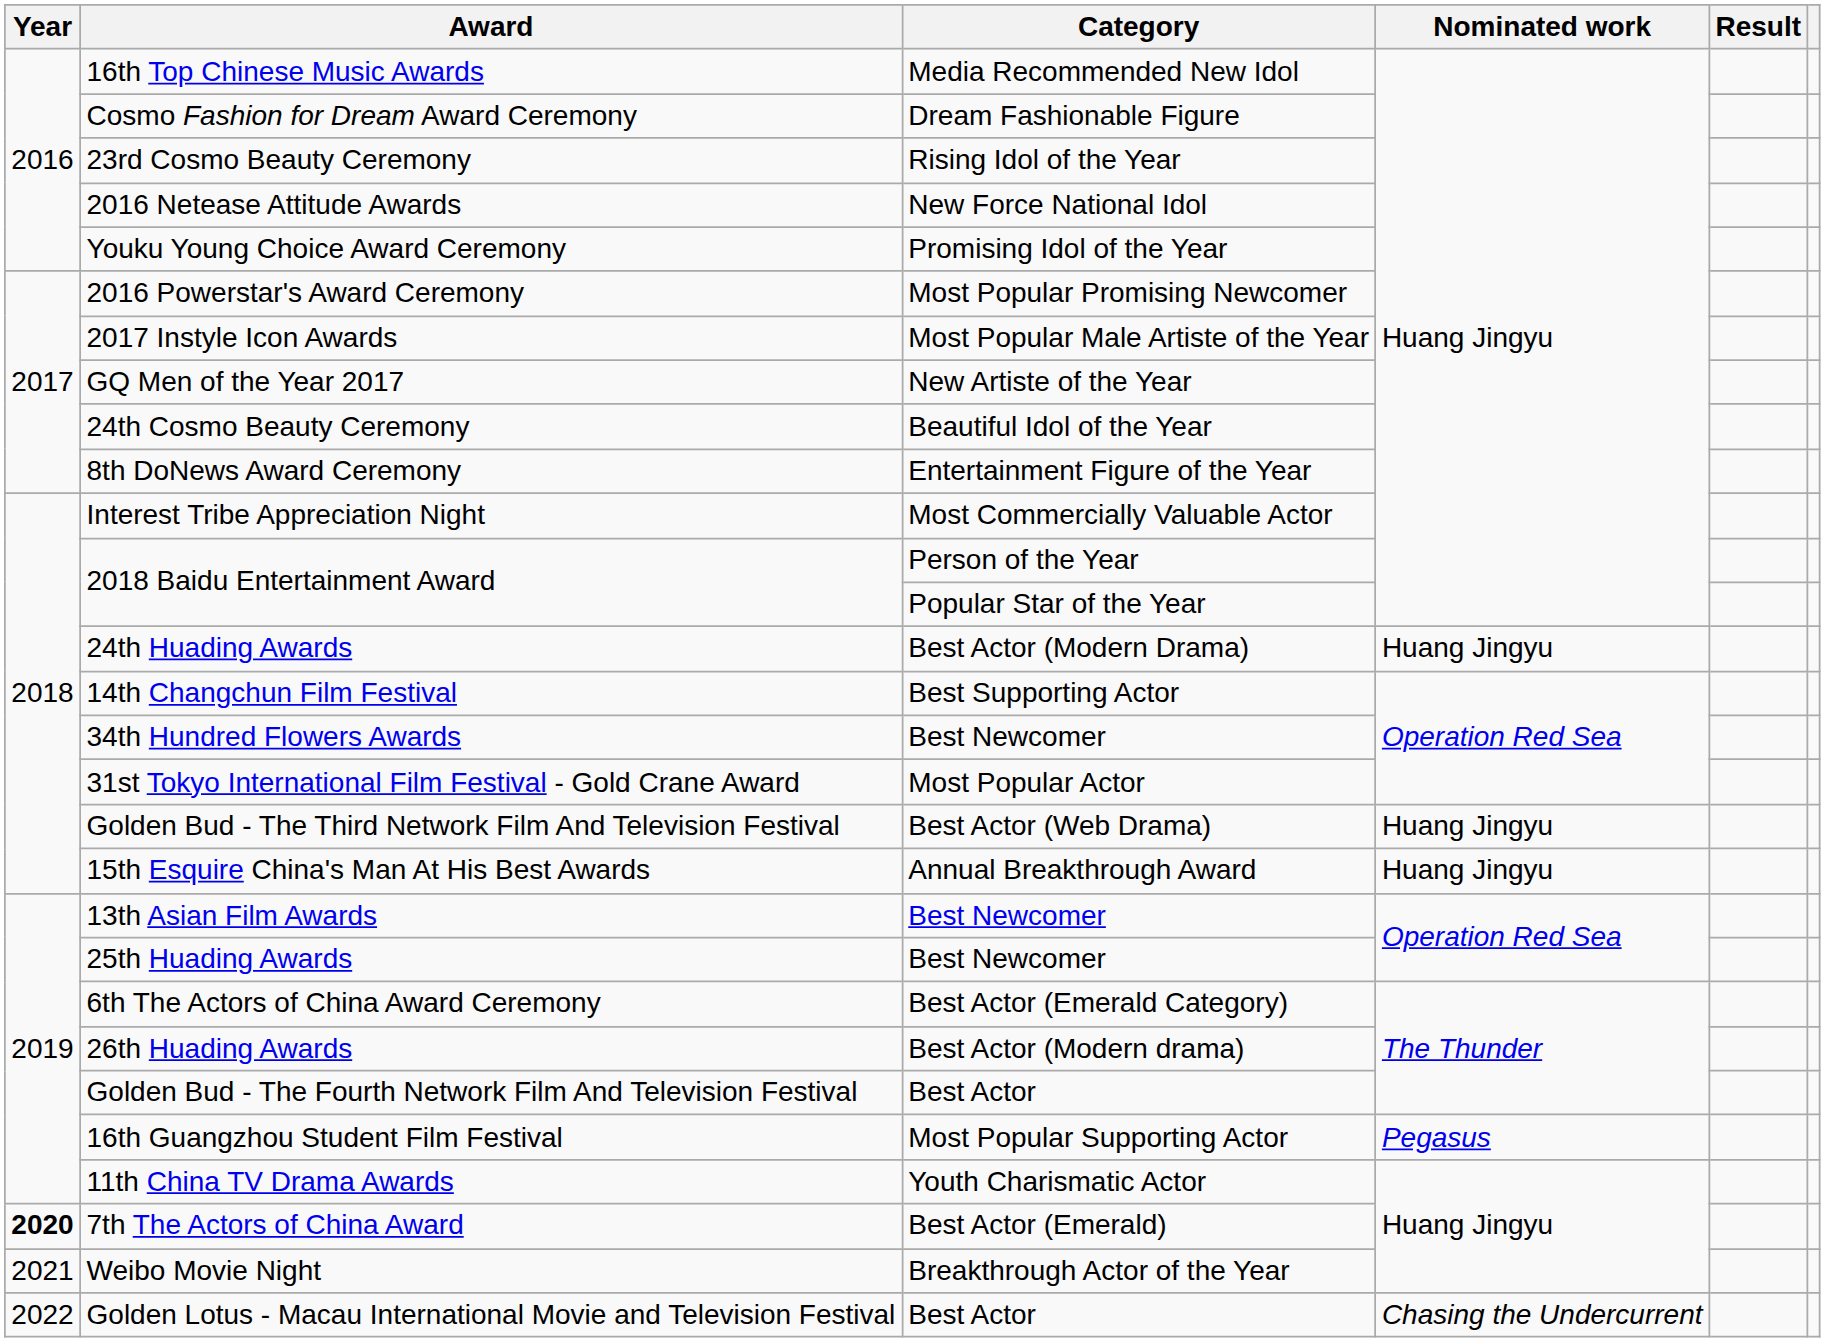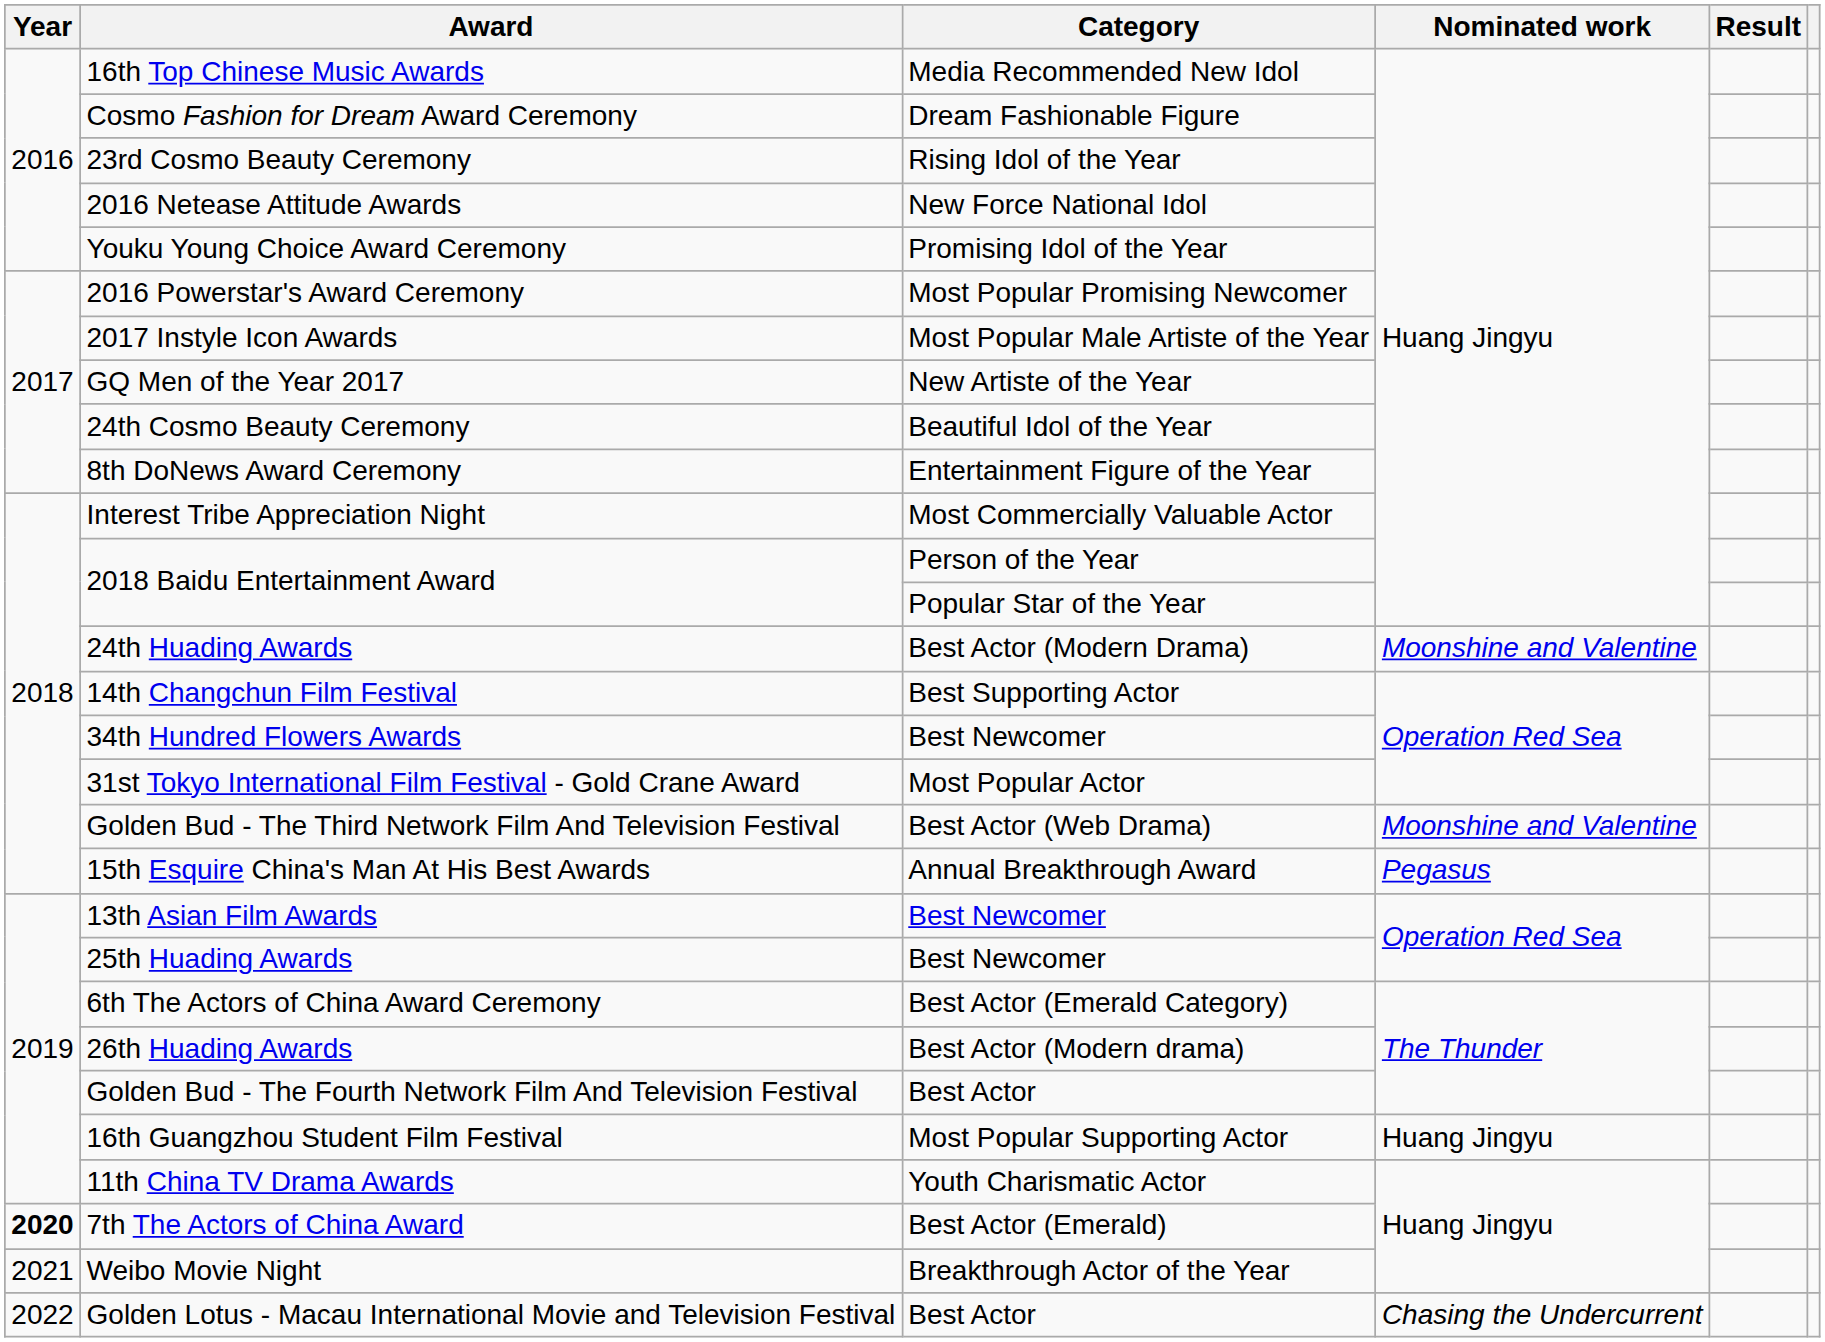(1467, 648) Huang Jingyu -> (1539, 648) Moonshine and Valentine
(1467, 826) Huang Jingyu -> (1539, 826) Moonshine and Valentine
(1467, 870) Huang Jingyu -> (1436, 870) Pegasus
(1436, 1136) Pegasus -> (1467, 1136) Huang Jingyu
